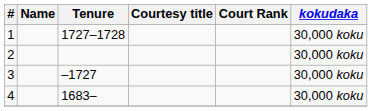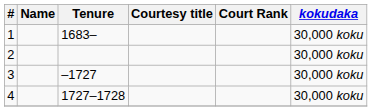(93, 34) 1727–1728 -> (79, 34) 1683–
(79, 95) 1683– -> (93, 95) 1727–1728
